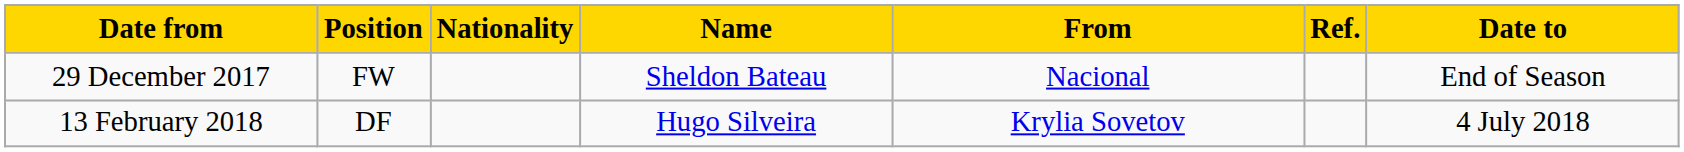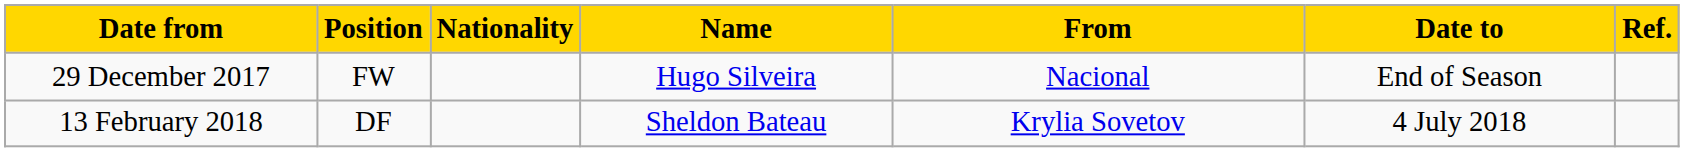columns swapped: (1523, 28) <-> (1335, 28)
(736, 75) Sheldon Bateau -> (736, 75) Hugo Silveira
(736, 123) Hugo Silveira -> (736, 123) Sheldon Bateau
